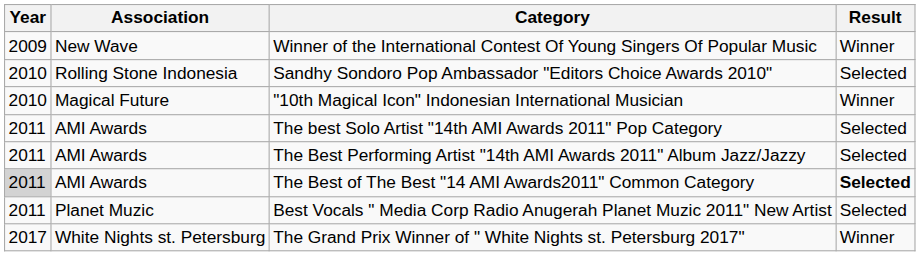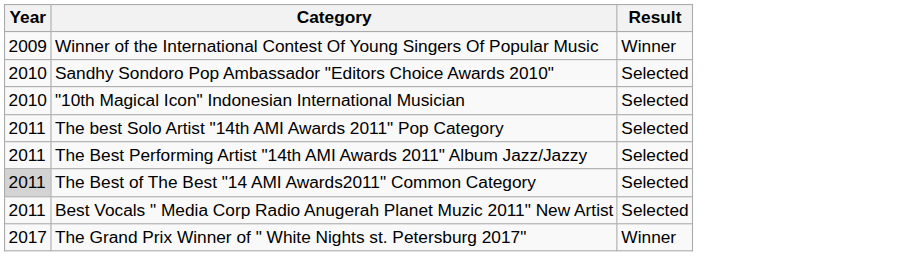- column: (160, 18)
(867, 100) Winner -> (655, 100) Selected
(875, 182) bold -> (655, 182) normal
